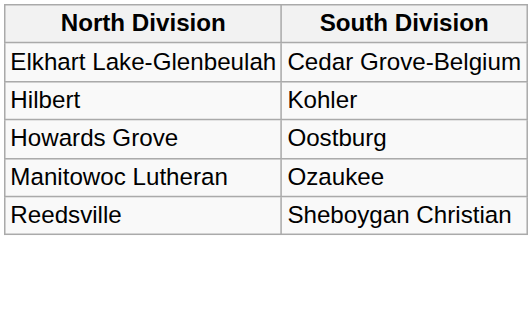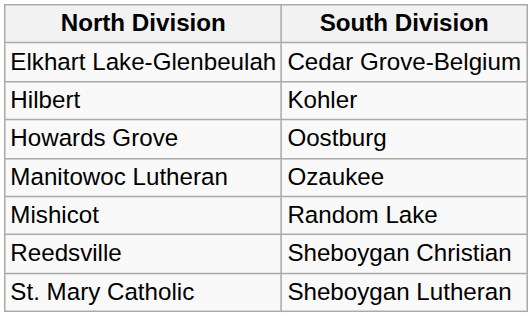+ row: (55, 215)
+ row: (102, 291)
